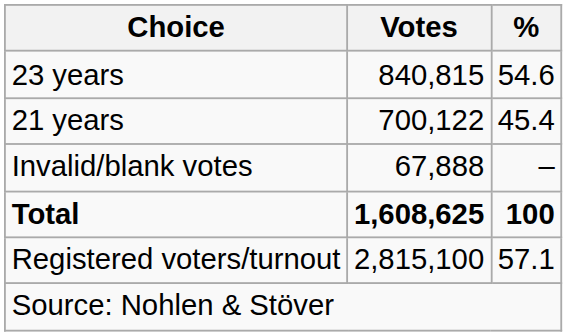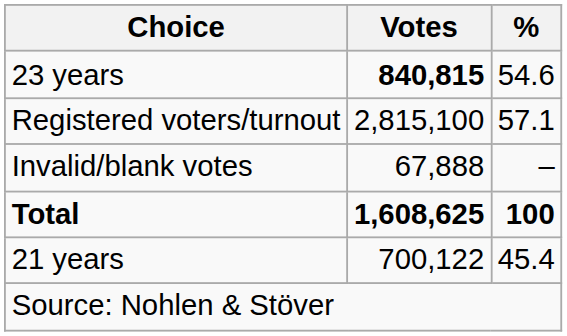(431, 74) normal -> (431, 74) bold
rows swapped: (68, 120) <-> (176, 259)
